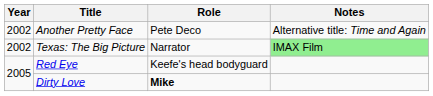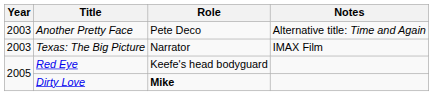(19, 30) 2002 -> (19, 30) 2003
(19, 47) 2002 -> (19, 47) 2003
(298, 47) lightgreen background -> (298, 47) no background
